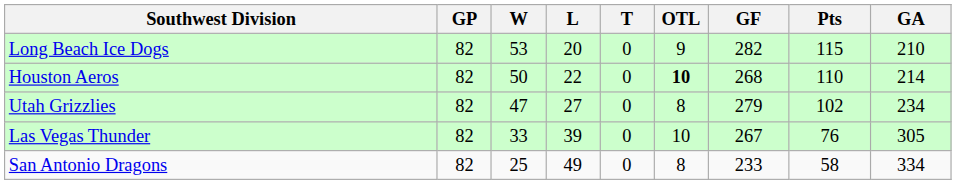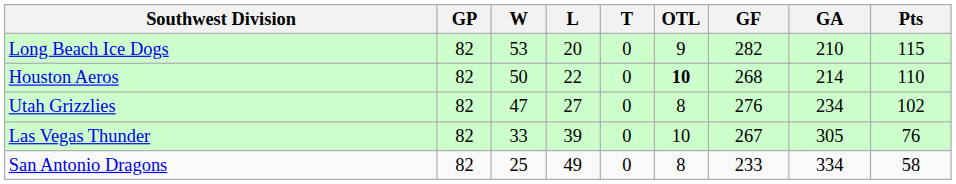columns swapped: (911, 19) <-> (830, 19)
(749, 106) 279 -> (749, 106) 276
